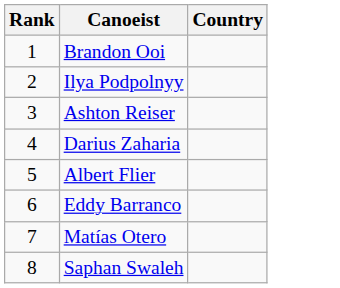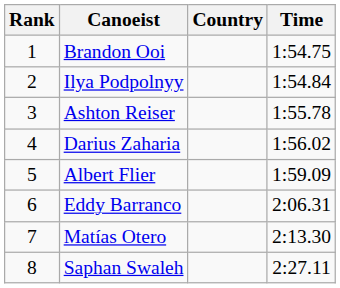+ column: (302, 19)
